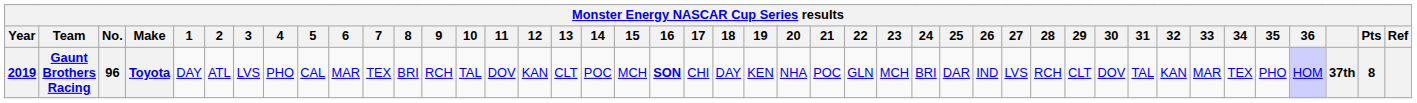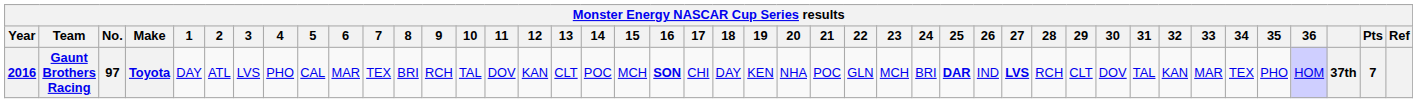(22, 72) 2019 -> (22, 72) 2016
(112, 72) 96 -> (112, 72) 97
(956, 72) normal -> (957, 72) bold
(1016, 72) normal -> (1017, 72) bold
(1372, 72) 8 -> (1373, 72) 7
